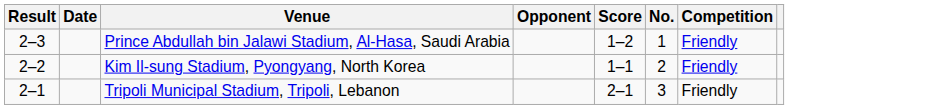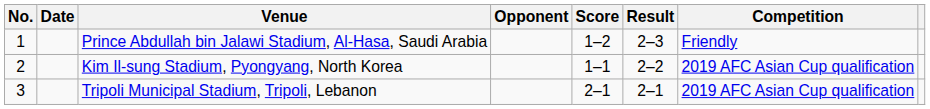columns swapped: (662, 16) <-> (32, 16)
(709, 66) Friendly -> (798, 66) 2019 AFC Asian Cup qualification
(709, 91) Friendly -> (798, 91) 2019 AFC Asian Cup qualification
